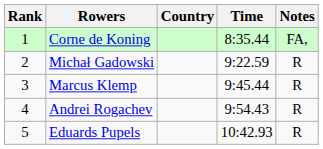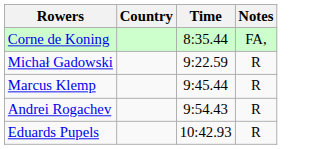- column: (25, 16)
